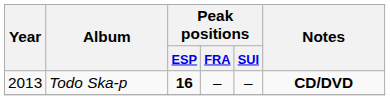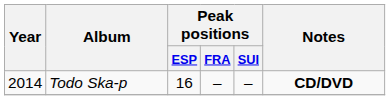(25, 82) 2013 -> (25, 82) 2014
(184, 82) bold -> (184, 82) normal
